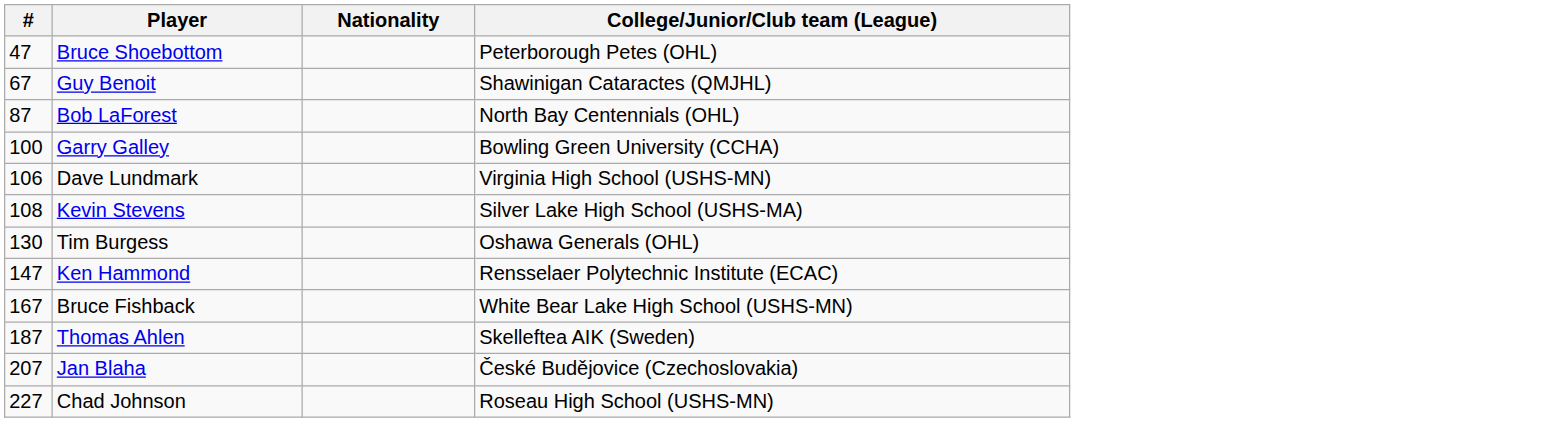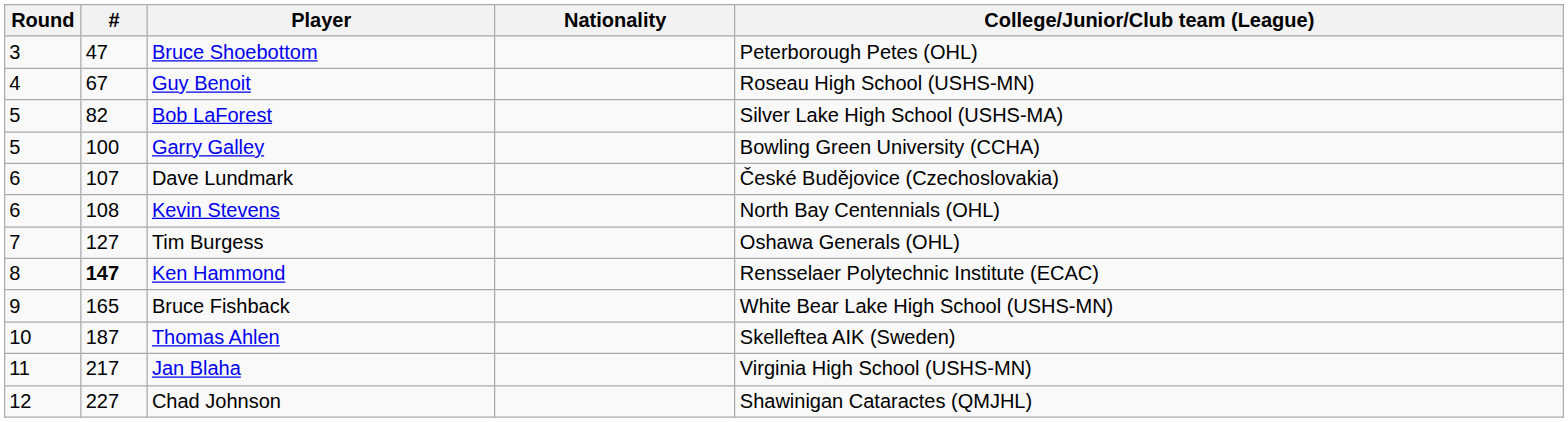+ column: (43, 20)
(625, 83) Shawinigan Cataractes (QMJHL) -> (887, 83) Roseau High School (USHS-MN)
(20, 115) 87 -> (97, 115) 82
(609, 115) North Bay Centennials (OHL) -> (902, 115) Silver Lake High School (USHS-MA)
(26, 178) 106 -> (102, 178) 107
(625, 178) Virginia High School (USHS-MN) -> (899, 178) České Budějovice (Czechoslovakia)
(641, 210) Silver Lake High School (USHS-MA) -> (870, 210) North Bay Centennials (OHL)
(26, 242) 130 -> (102, 242) 127
(26, 274) normal -> (102, 274) bold
(26, 305) 167 -> (102, 305) 165
(26, 369) 207 -> (102, 369) 217
(639, 369) České Budějovice (Czechoslovakia) -> (886, 369) Virginia High School (USHS-MN)
(626, 400) Roseau High School (USHS-MN) -> (886, 400) Shawinigan Cataractes (QMJHL)
